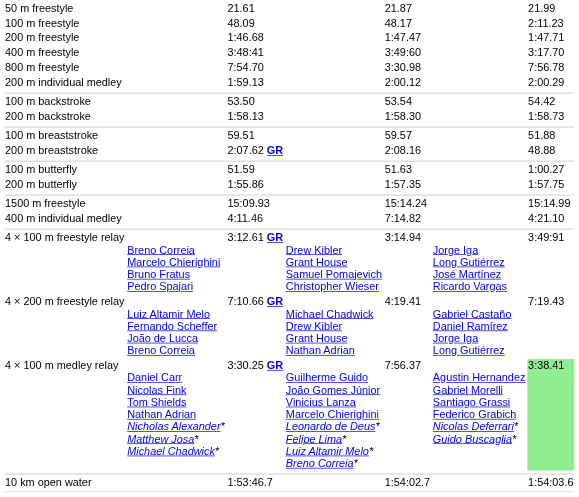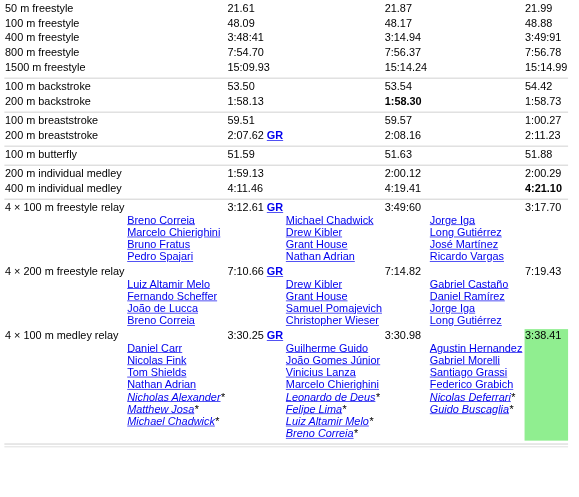(546, 23) 2:11.23 -> (539, 23) 48.88
- row: (42, 38)
(403, 53) 3:49:60 -> (403, 38) 3:14.94
(546, 53) 3:17.70 -> (543, 38) 3:49:91
(403, 68) 3:30.98 -> (403, 53) 7:56.37
rows swapped: (45, 204) <-> (63, 83)
(403, 117) normal -> (403, 102) bold
(542, 136) 51.88 -> (543, 121) 1:00.27
(542, 151) 48.88 -> (543, 136) 2:11.23
(546, 170) 1:00.27 -> (539, 155) 51.88
- row: (41, 185)
(403, 219) 7:14.82 -> (403, 189) 4:19.41
(546, 219) normal -> (544, 189) bold
(334, 268) Drew Kibler Grant House Samuel Pomajevich Christopher Wieser -> (330, 238) Michael Chadwick Drew Kibler Grant House Nathan Adrian
(403, 238) 3:14.94 -> (403, 208) 3:49:60
(546, 238) 3:49:91 -> (543, 208) 3:17.70
(330, 332) Michael Chadwick Drew Kibler Grant House Nathan Adrian -> (334, 302) Drew Kibler Grant House Samuel Pomajevich Christopher Wieser
(403, 302) 4:19.41 -> (403, 272) 7:14.82
(403, 366) 7:56.37 -> (403, 336) 3:30.98
- row: (48, 482)
